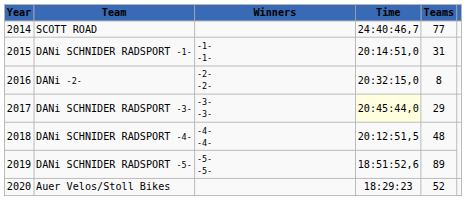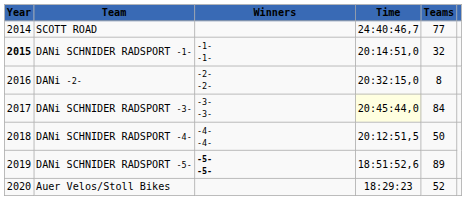(19, 52) normal -> (19, 52) bold
(439, 52) 31 -> (439, 52) 32
(439, 108) 29 -> (439, 108) 84
(439, 136) 48 -> (439, 136) 50
(205, 165) normal -> (205, 164) bold
